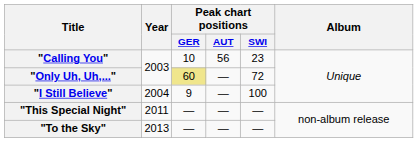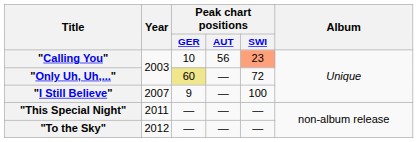(258, 58) no background -> (258, 58) lightsalmon background
(157, 93) 2004 -> (157, 93) 2007
(157, 128) 2013 -> (157, 128) 2012
